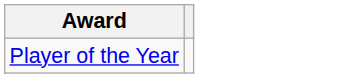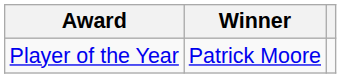+ column: (255, 21)
